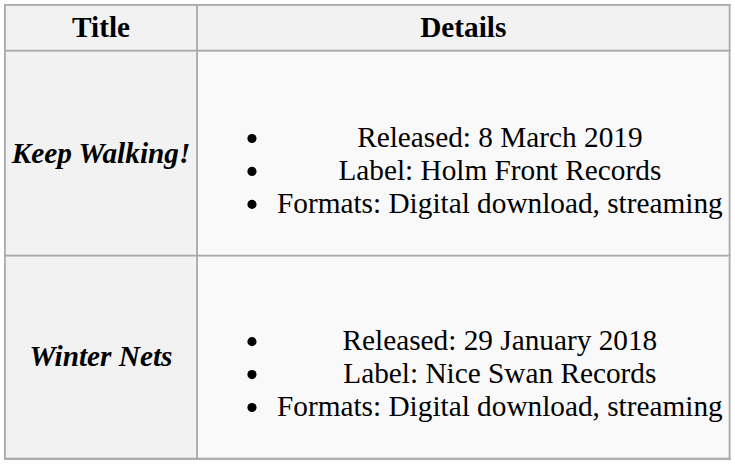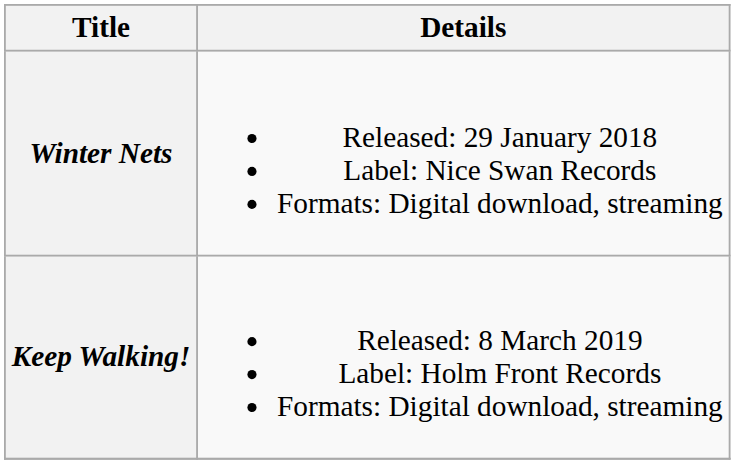rows swapped: (101, 356) <-> (101, 152)
